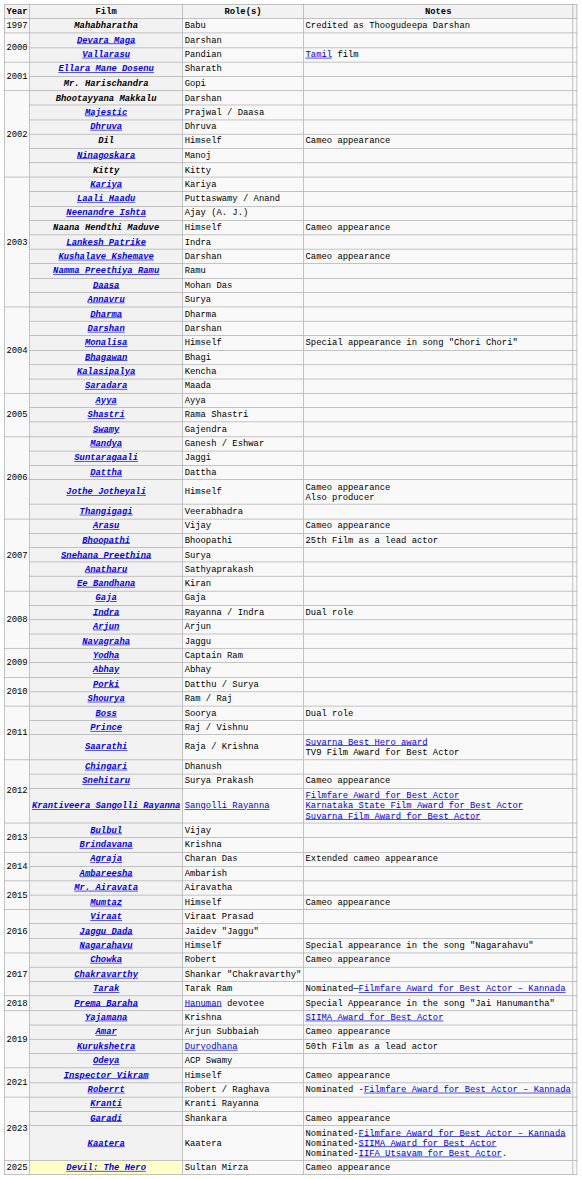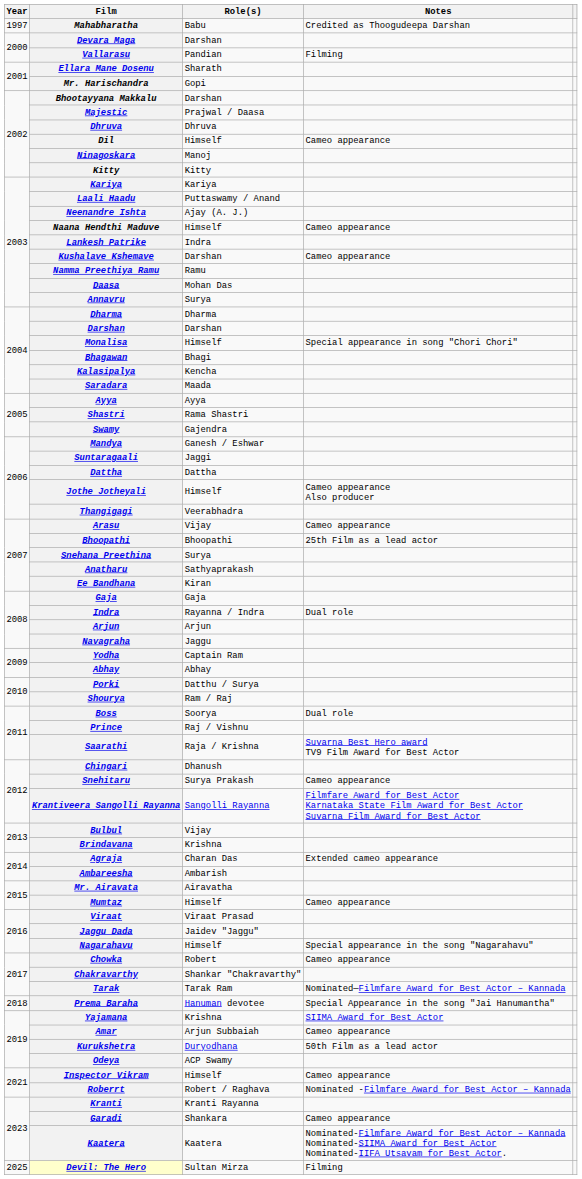(332, 55) Tamil film -> (324, 55) Filming
(348, 1168) Cameo appearance -> (324, 1168) Filming
